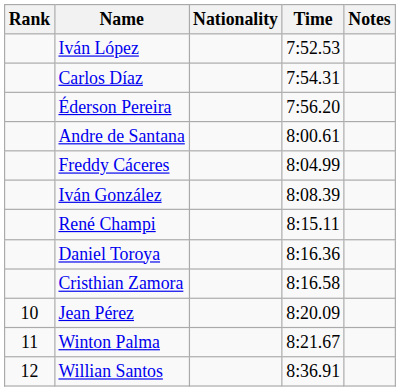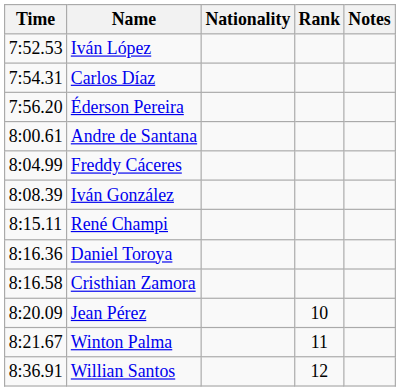columns swapped: (29, 19) <-> (313, 19)
